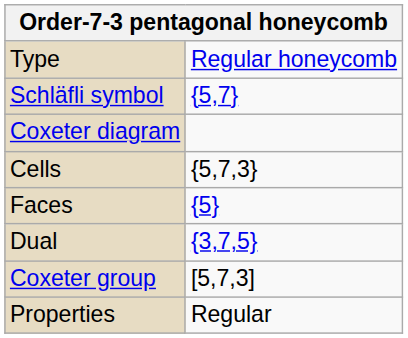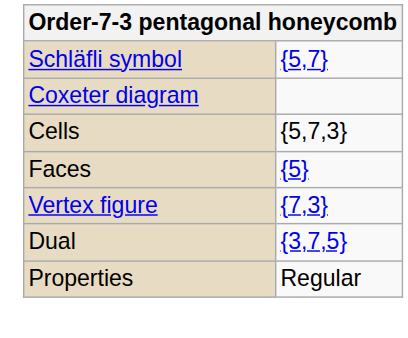- row: (35, 59)
+ row: (93, 205)
- row: (83, 278)
